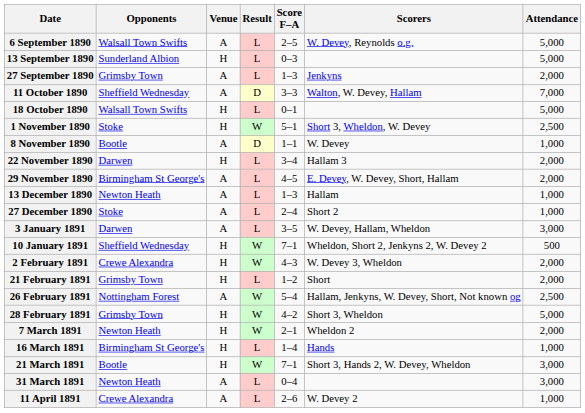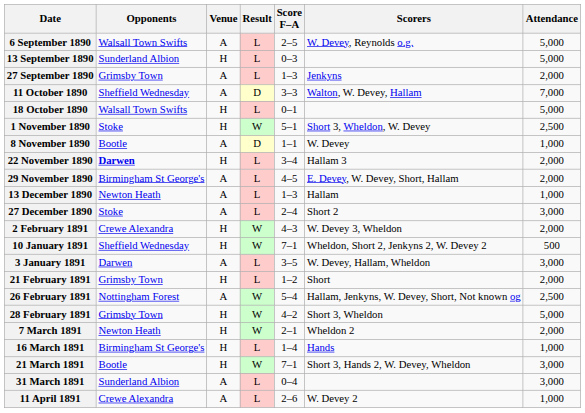(115, 161) normal -> (117, 161) bold
(552, 212) 1,000 -> (552, 212) 3,000
rows swapped: (50, 229) <-> (50, 263)
(130, 382) Newton Heath -> (139, 382) Sunderland Albion
